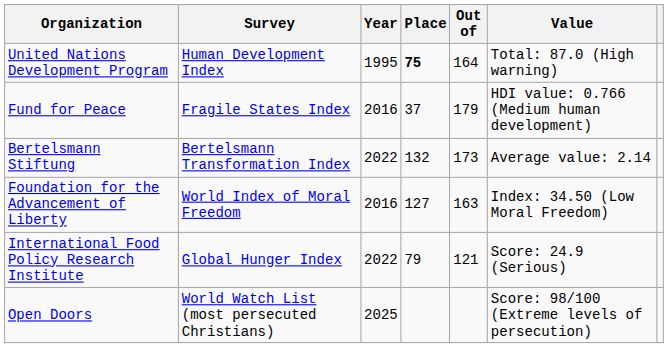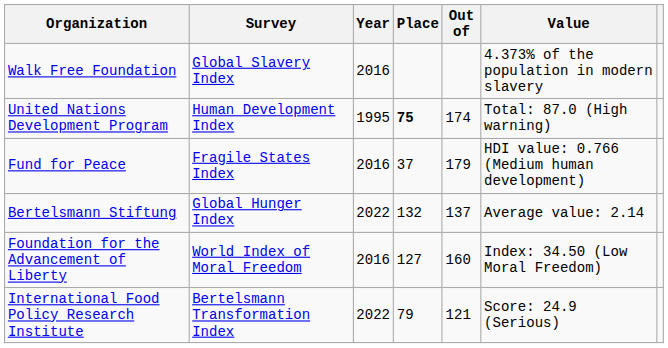+ row: (92, 71)
(466, 63) 164 -> (458, 118) 174
(266, 158) Bertelsmann Transformation Index -> (247, 213) Global Hunger Index
(466, 158) 173 -> (458, 213) 137
(466, 205) 163 -> (458, 260) 160
(262, 260) Global Hunger Index -> (251, 315) Bertelsmann Transformation Index
- row: (50, 315)
